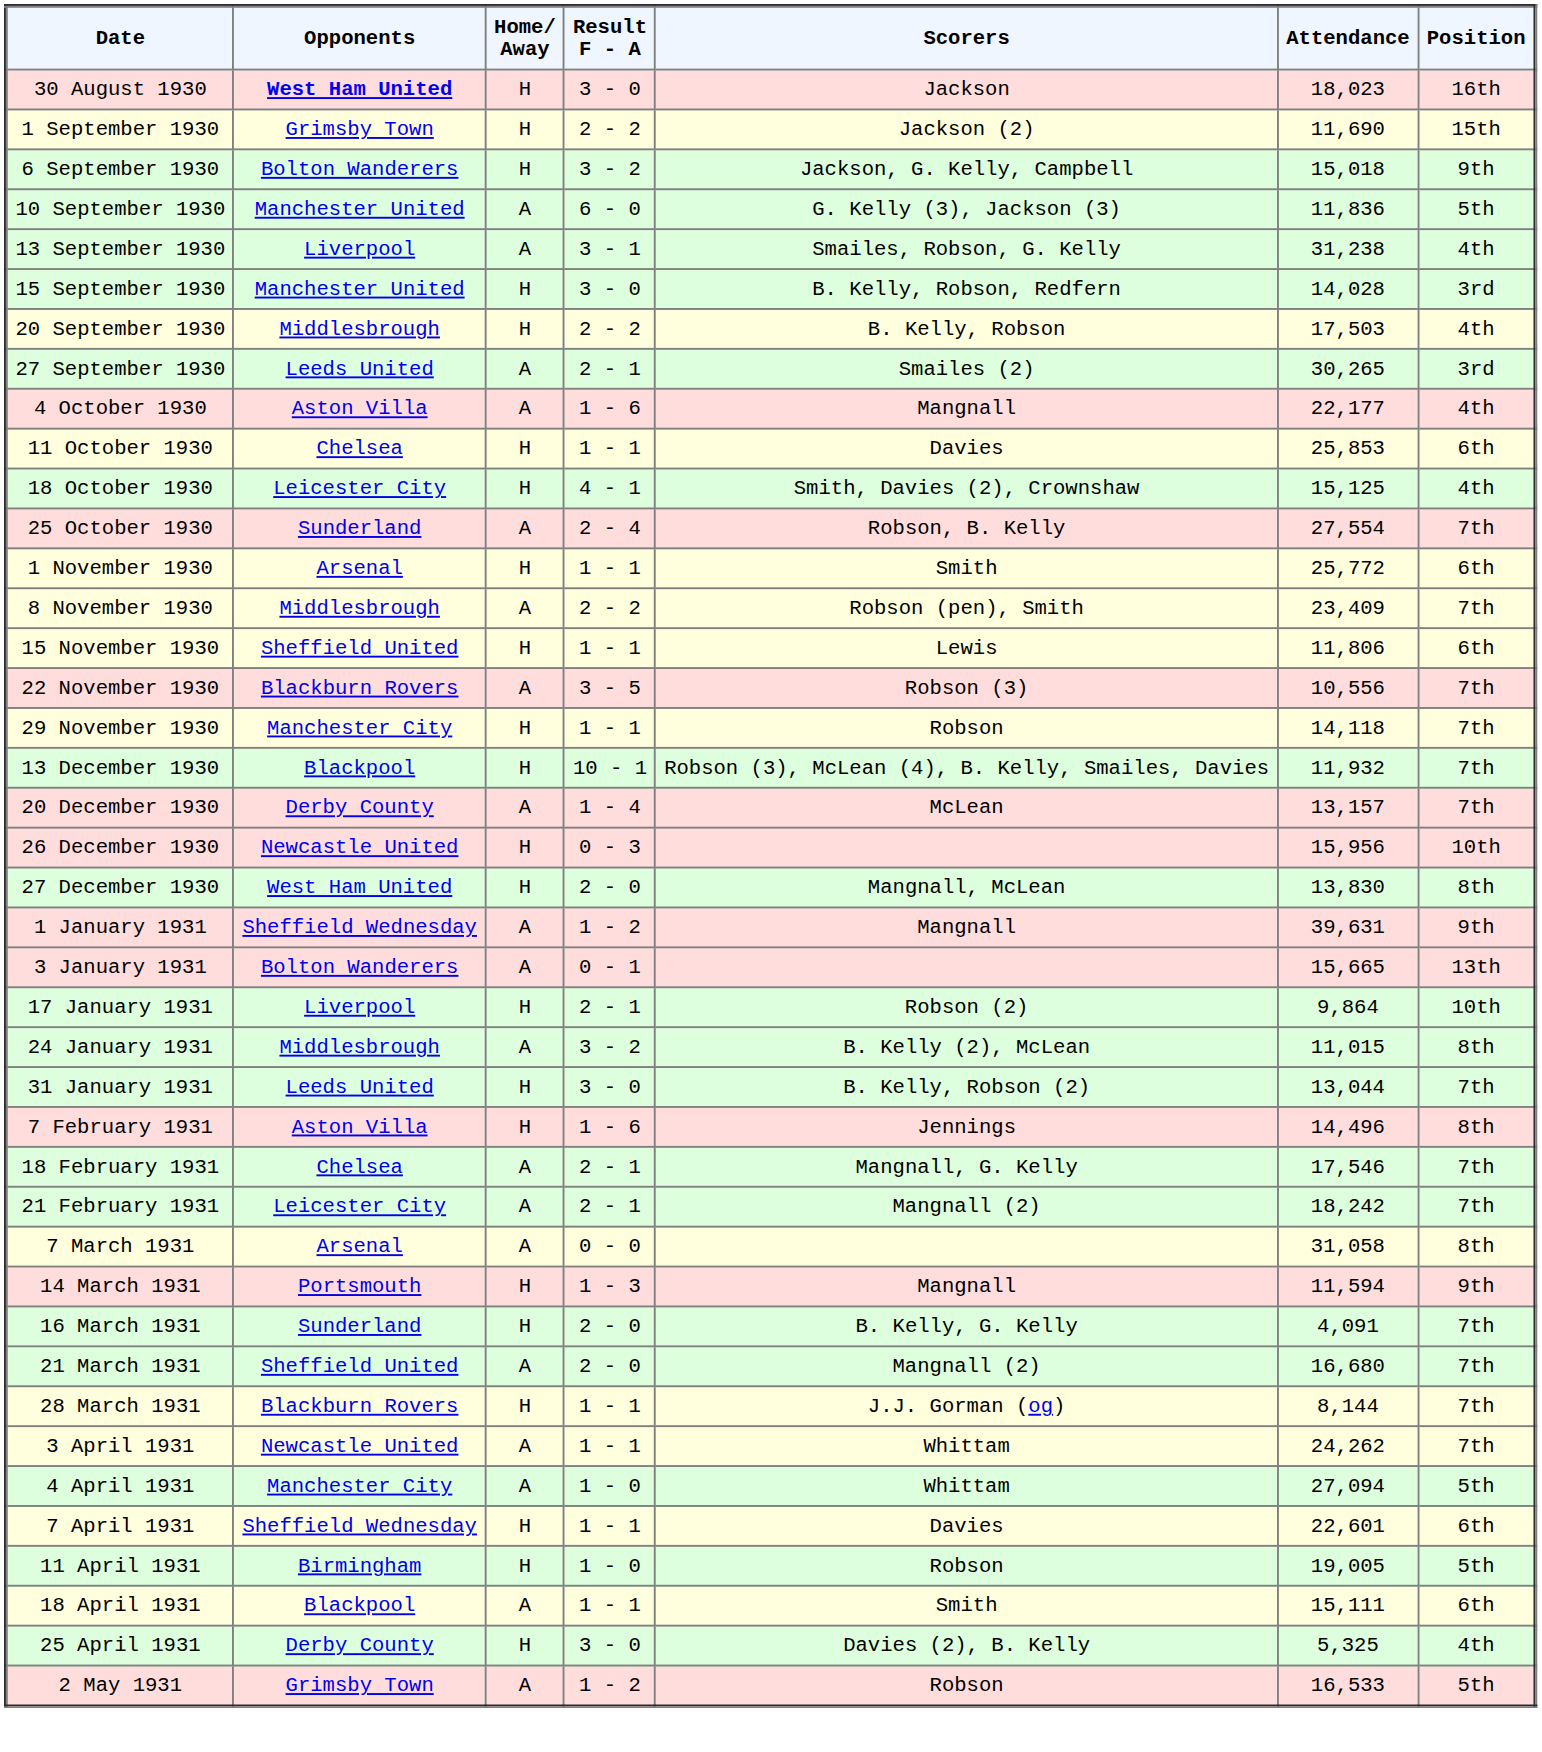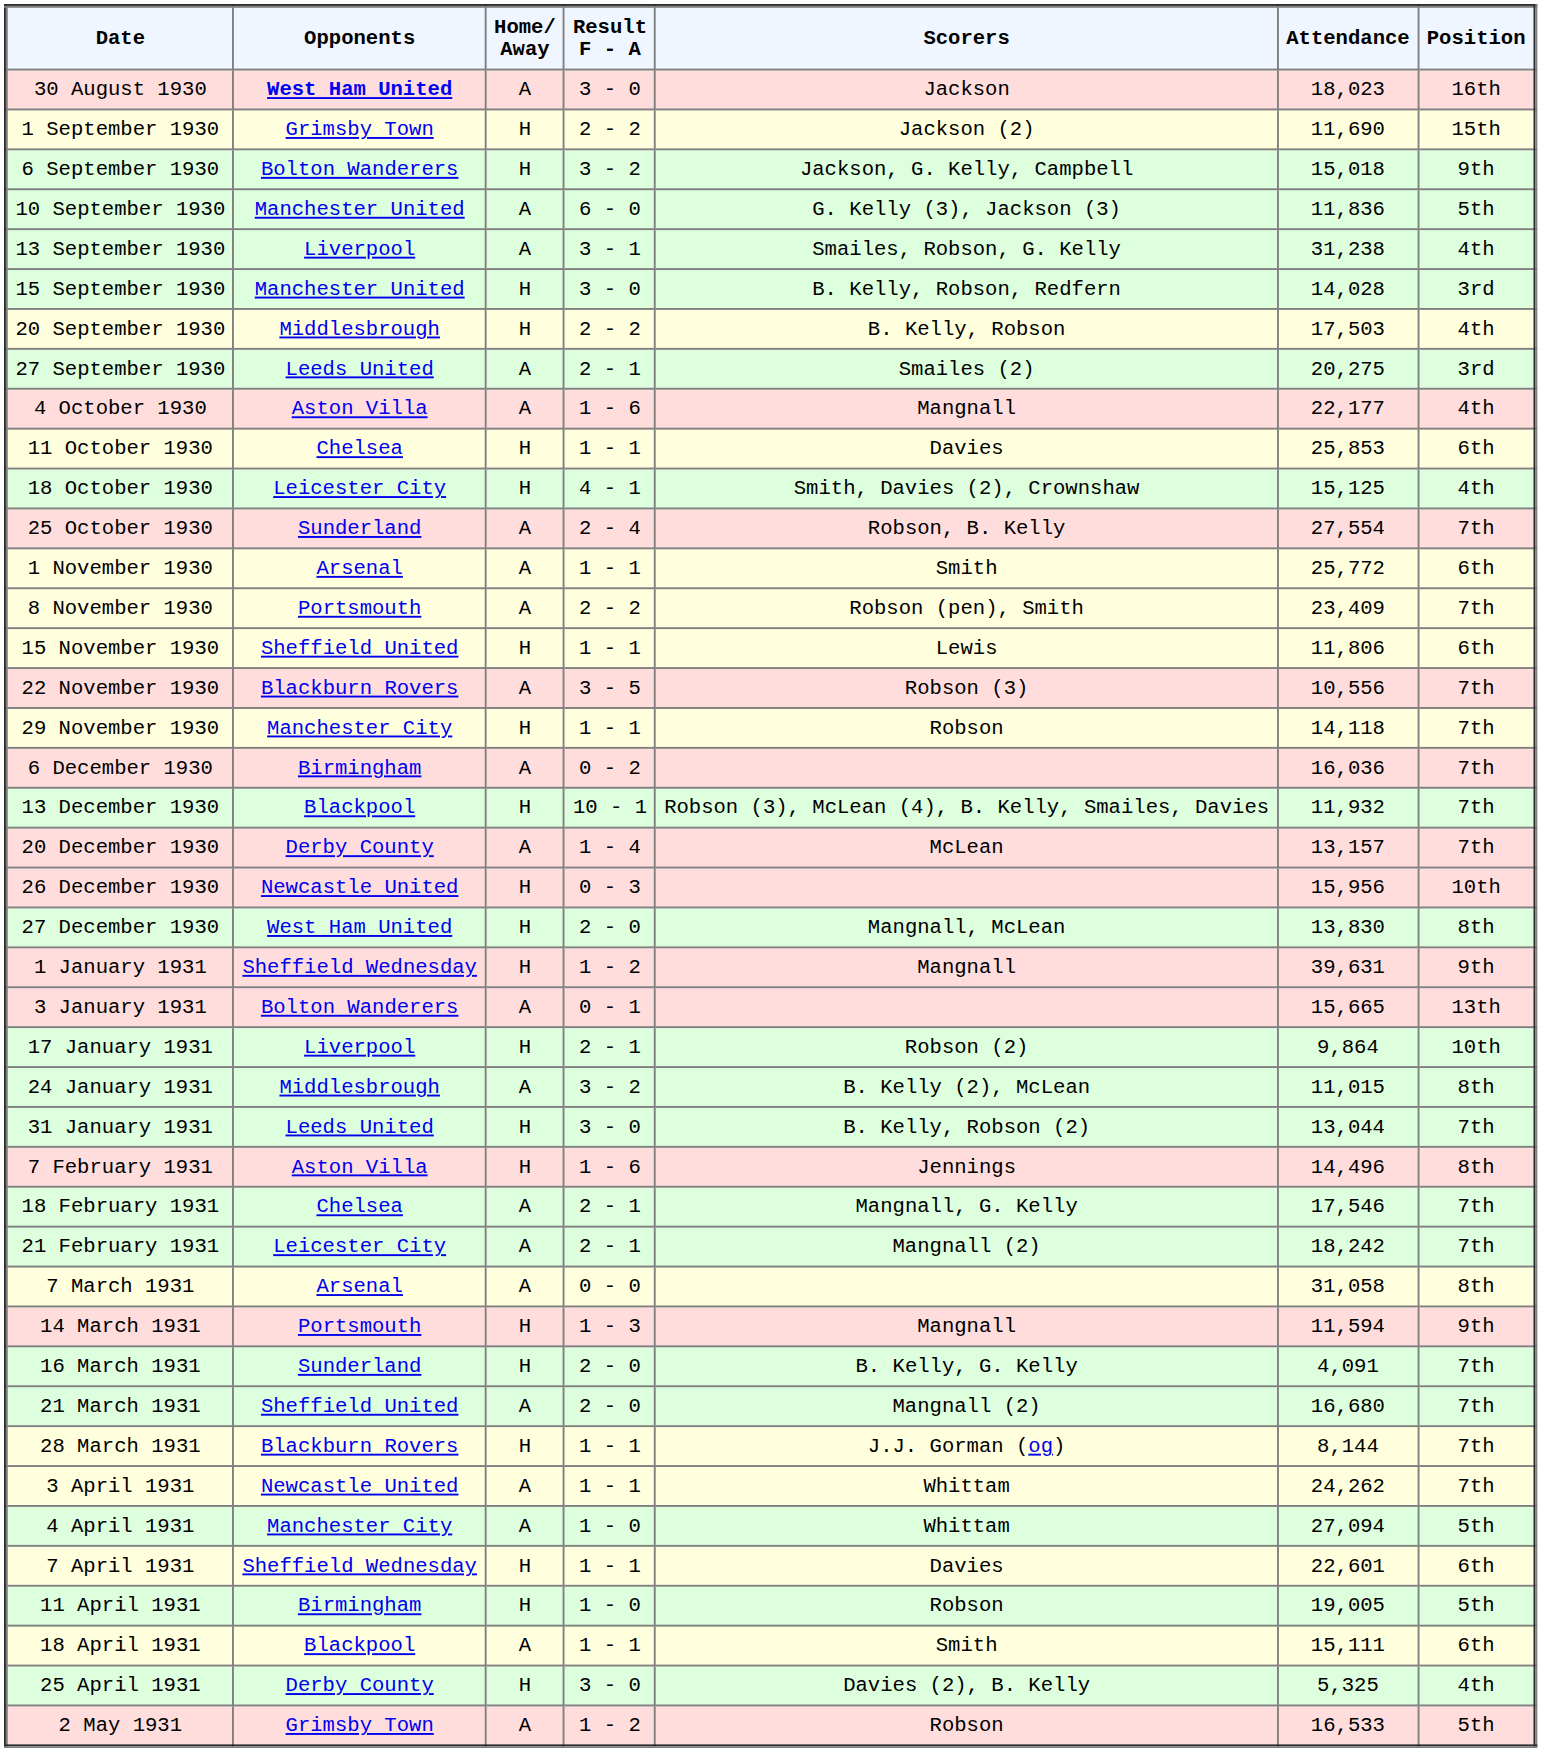(525, 90) H -> (525, 90) A
(1348, 369) 30,265 -> (1348, 369) 20,275
(525, 568) H -> (525, 568) A
(360, 608) Middlesbrough -> (360, 608) Portsmouth
+ row: (120, 768)
(525, 927) A -> (525, 967) H
